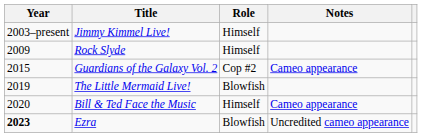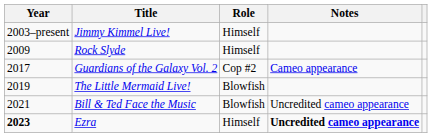(19, 68) 2015 -> (19, 68) 2017
(19, 104) 2020 -> (19, 104) 2021
(241, 104) Himself -> (244, 104) Blowfish
(314, 104) Cameo appearance -> (340, 104) Uncredited cameo appearance
(244, 123) Blowfish -> (241, 123) Himself
(340, 123) normal -> (345, 123) bold
